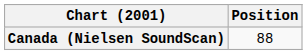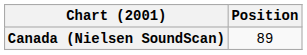(265, 39) 88 -> (265, 39) 89
